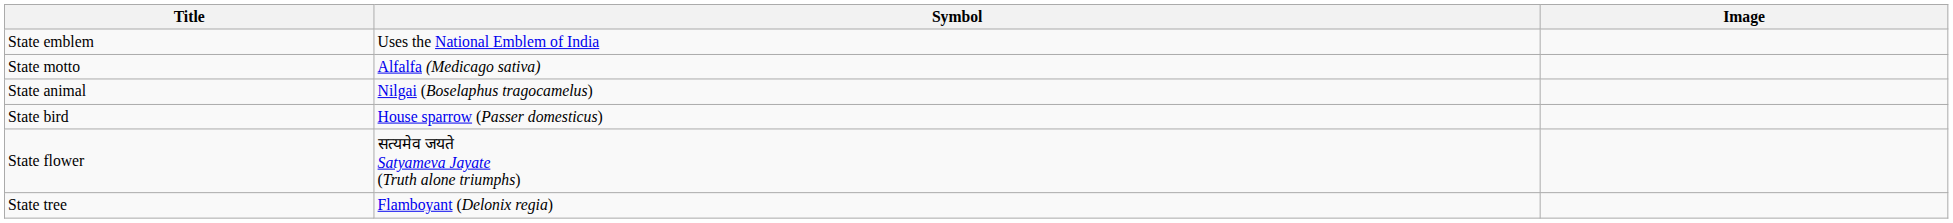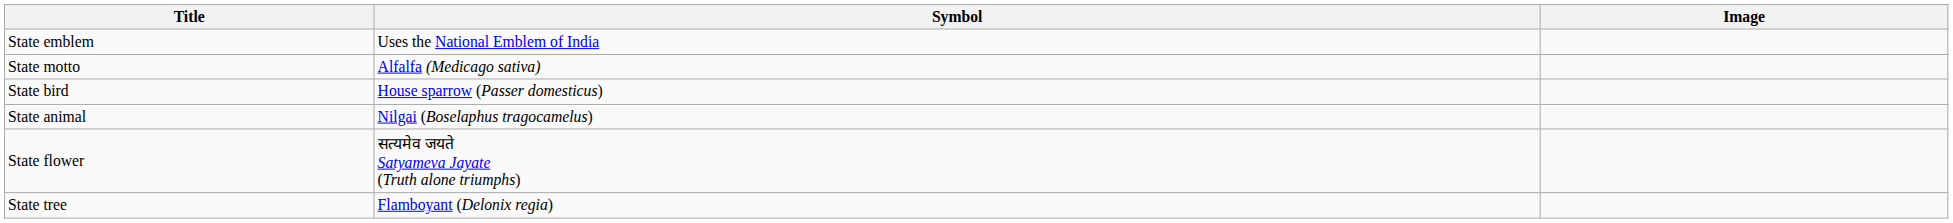rows swapped: (47, 91) <-> (38, 116)
